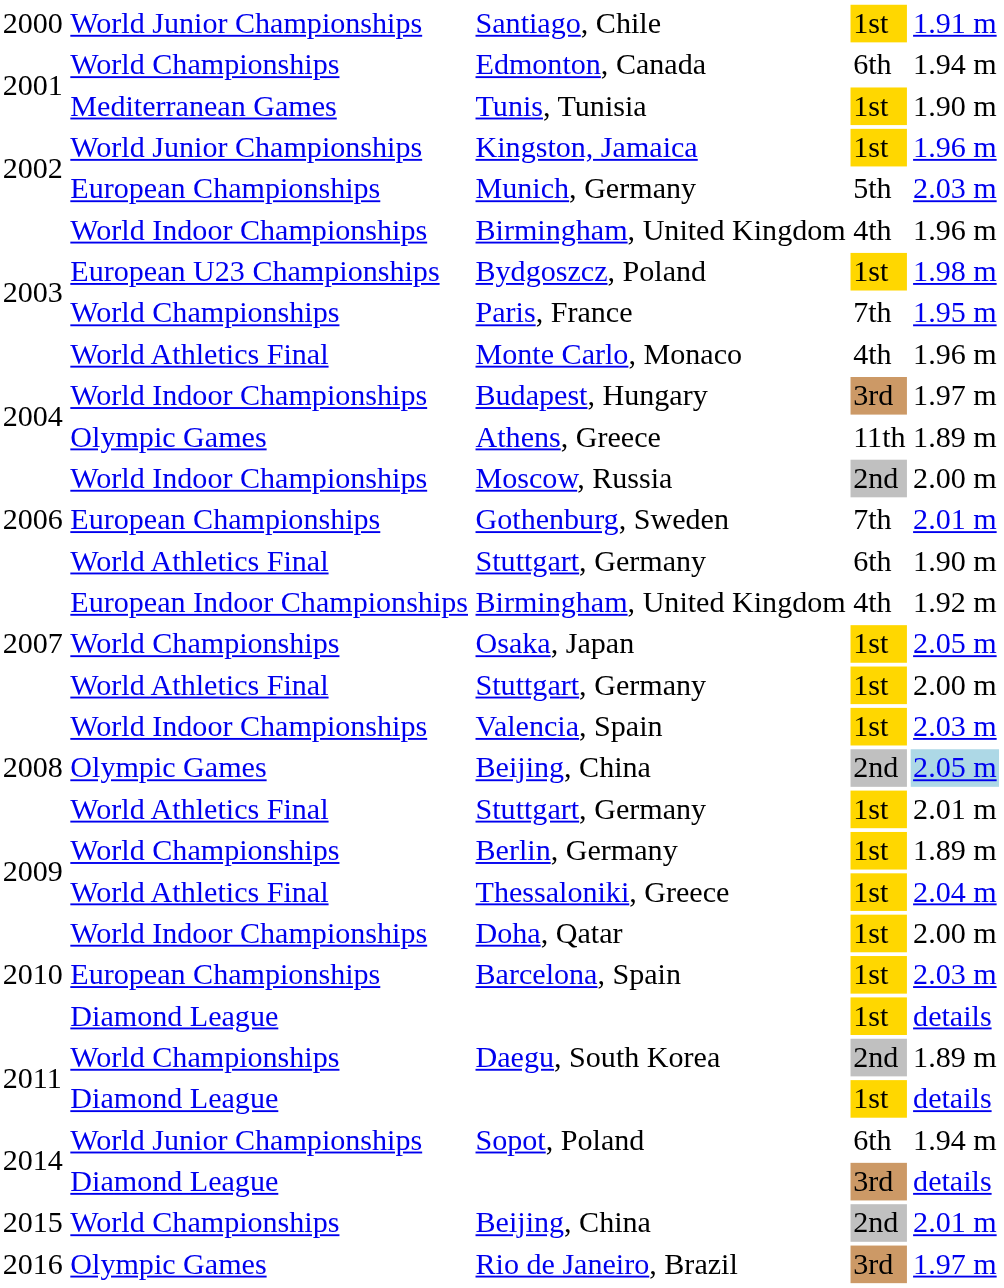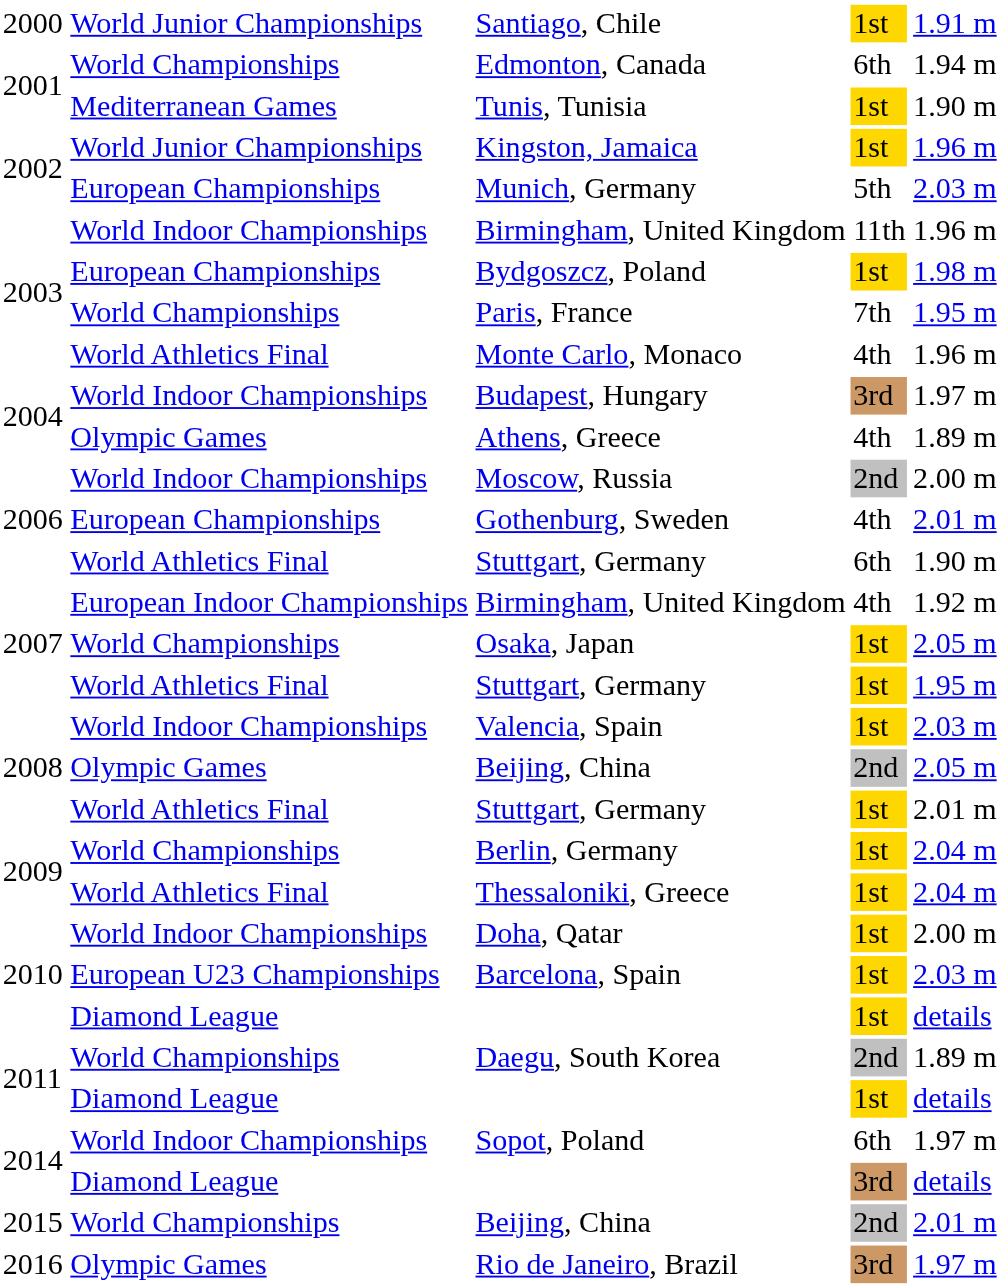(872, 229) 4th -> (879, 229) 11th
(255, 271) European U23 Championships -> (225, 271) European Championships
(879, 436) 11th -> (872, 436) 4th
(872, 519) 7th -> (872, 519) 4th
(955, 684) 2.00 m -> (955, 684) 1.95 m
(955, 767) lightblue background -> (955, 767) no background
(955, 850) 1.89 m -> (955, 850) 2.04 m
(225, 974) European Championships -> (255, 974) European U23 Championships
(246, 1139) World Junior Championships -> (249, 1139) World Indoor Championships
(955, 1139) 1.94 m -> (955, 1139) 1.97 m
